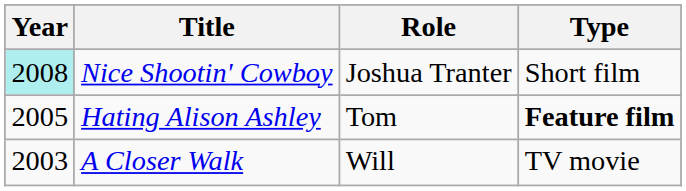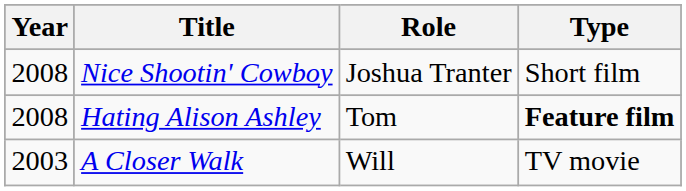(40, 71) paleturquoise background -> (40, 71) no background
(40, 116) 2005 -> (40, 116) 2008
